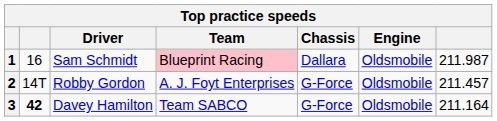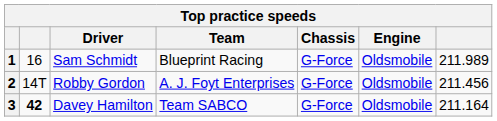(211, 61) pink background -> (211, 61) no background
(323, 61) Dallara -> (327, 61) G-Force
(464, 61) 211.987 -> (464, 61) 211.989
(464, 83) 211.457 -> (464, 83) 211.456
